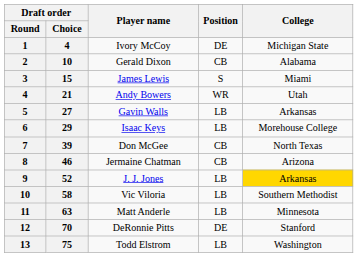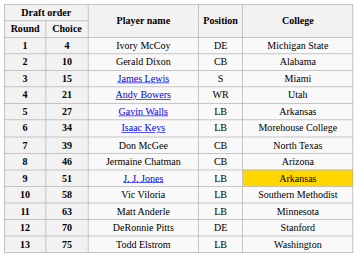(67, 128) 29 -> (67, 128) 34
(67, 178) 52 -> (67, 178) 51
